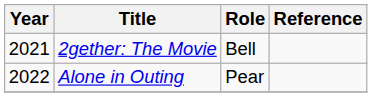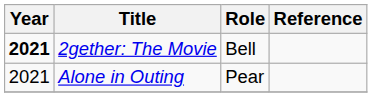(29, 48) normal -> (29, 48) bold
(29, 77) 2022 -> (29, 77) 2021
